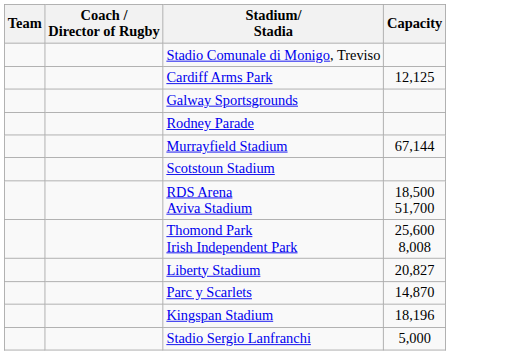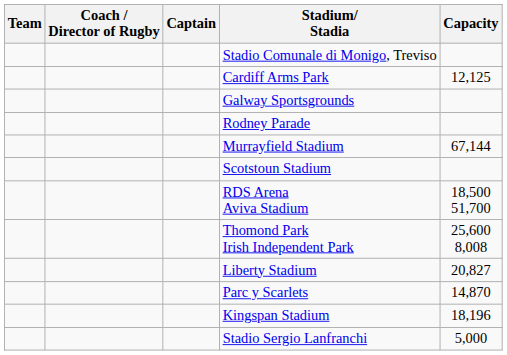+ column: (191, 24)
